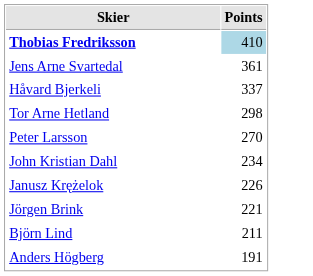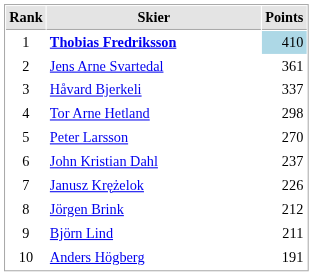+ column: (26, 17)
(252, 162) 234 -> (293, 162) 237
(252, 209) 221 -> (293, 209) 212
